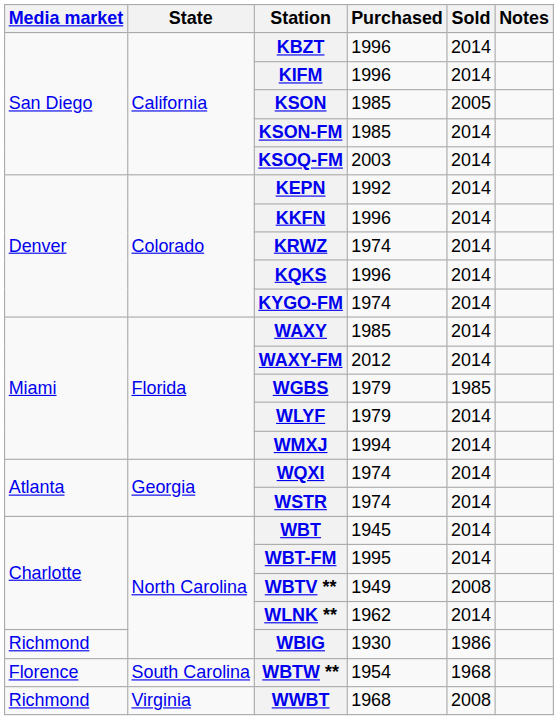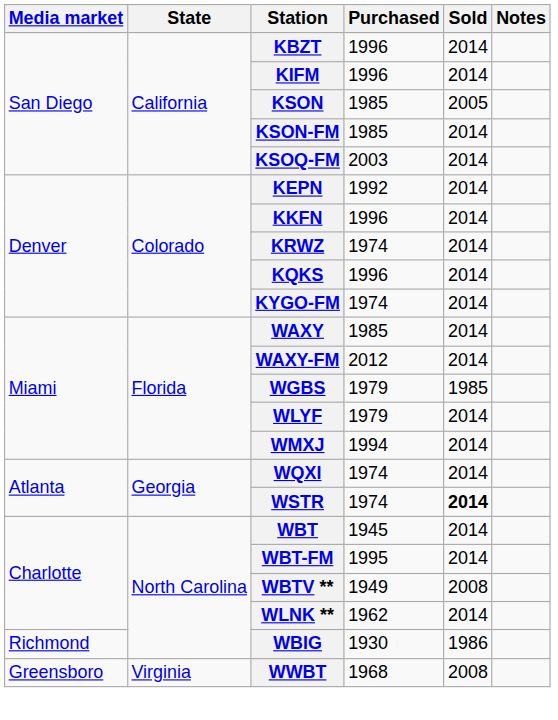(471, 501) normal -> (468, 501) bold
- row: (301, 672)
(49, 700) Richmond -> (56, 672) Greensboro
